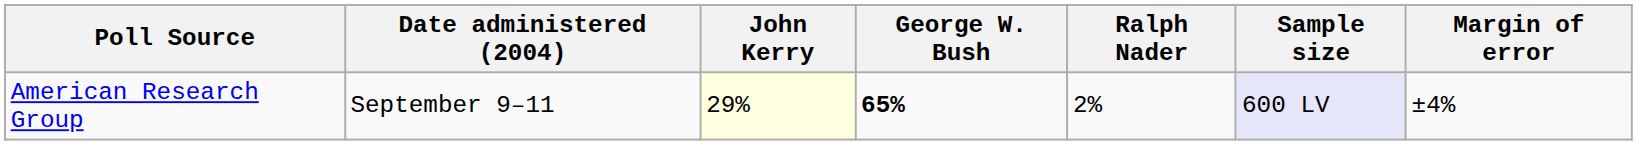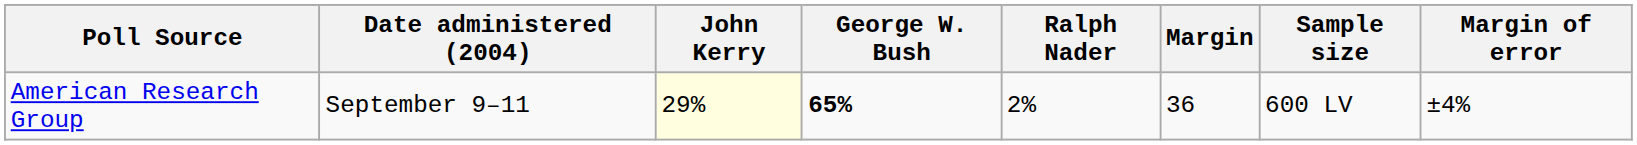+ column: (1210, 39)
(1286, 106) lavender background -> (1309, 106) no background
